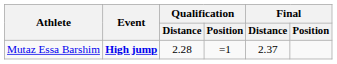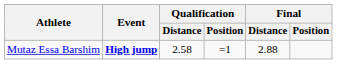(182, 50) 2.28 -> (182, 50) 2.58
(268, 50) 2.37 -> (268, 50) 2.88
